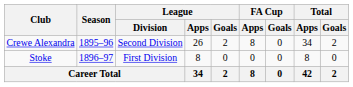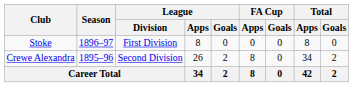rows swapped: (41, 43) <-> (41, 58)
